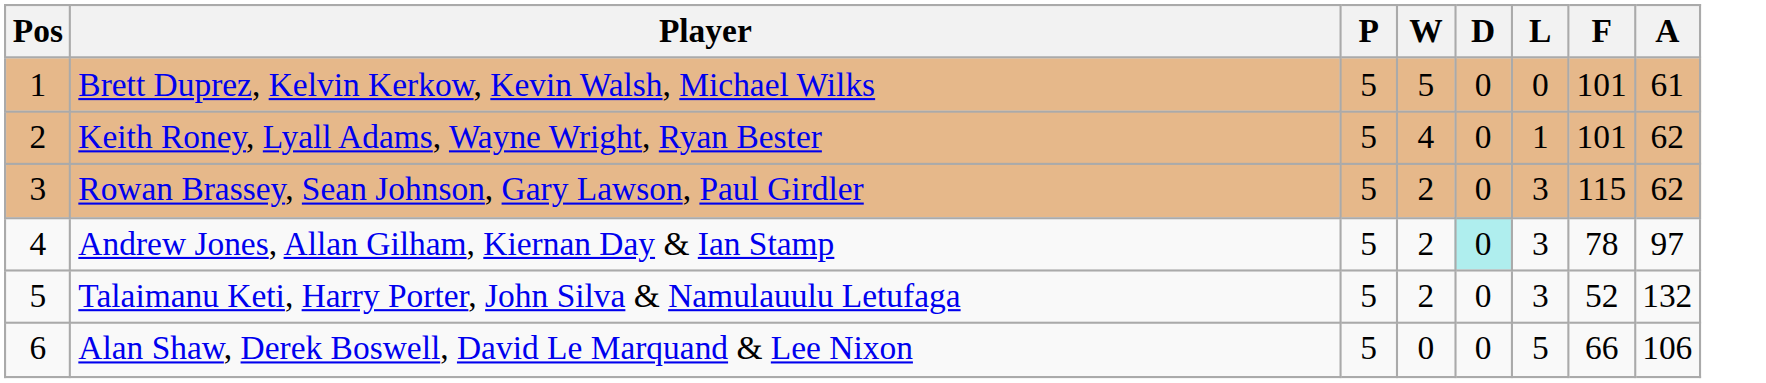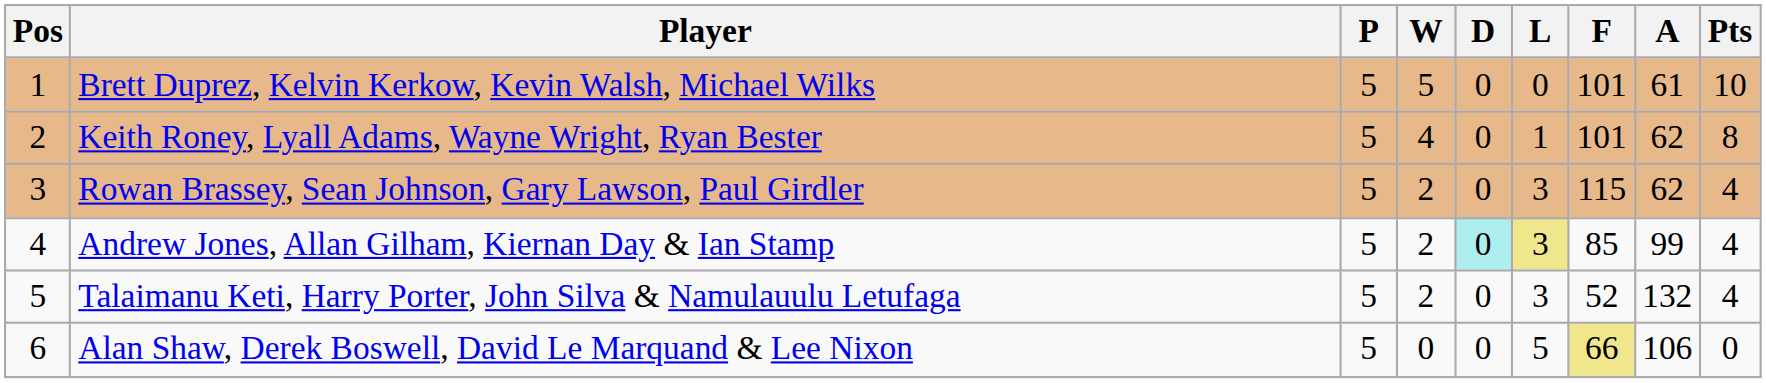+ column: (1730, 31)
(1540, 243) no background -> (1540, 243) khaki background
(1602, 243) 78 -> (1602, 243) 85
(1667, 243) 97 -> (1667, 243) 99
(1602, 349) no background -> (1602, 349) khaki background
